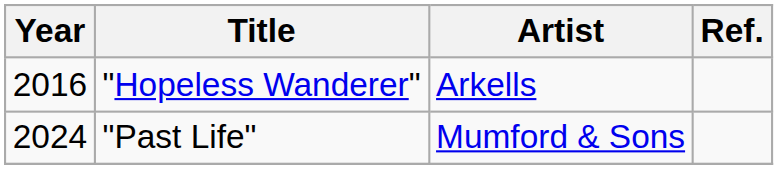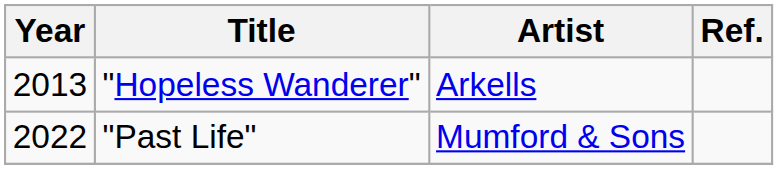(50, 84) 2016 -> (50, 84) 2013
(50, 137) 2024 -> (50, 137) 2022
